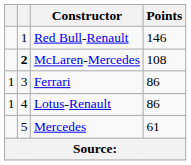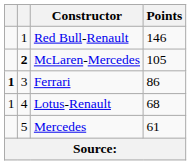(156, 59) 108 -> (156, 59) 105
(11, 81) normal -> (11, 81) bold
(153, 104) 86 -> (153, 104) 68
